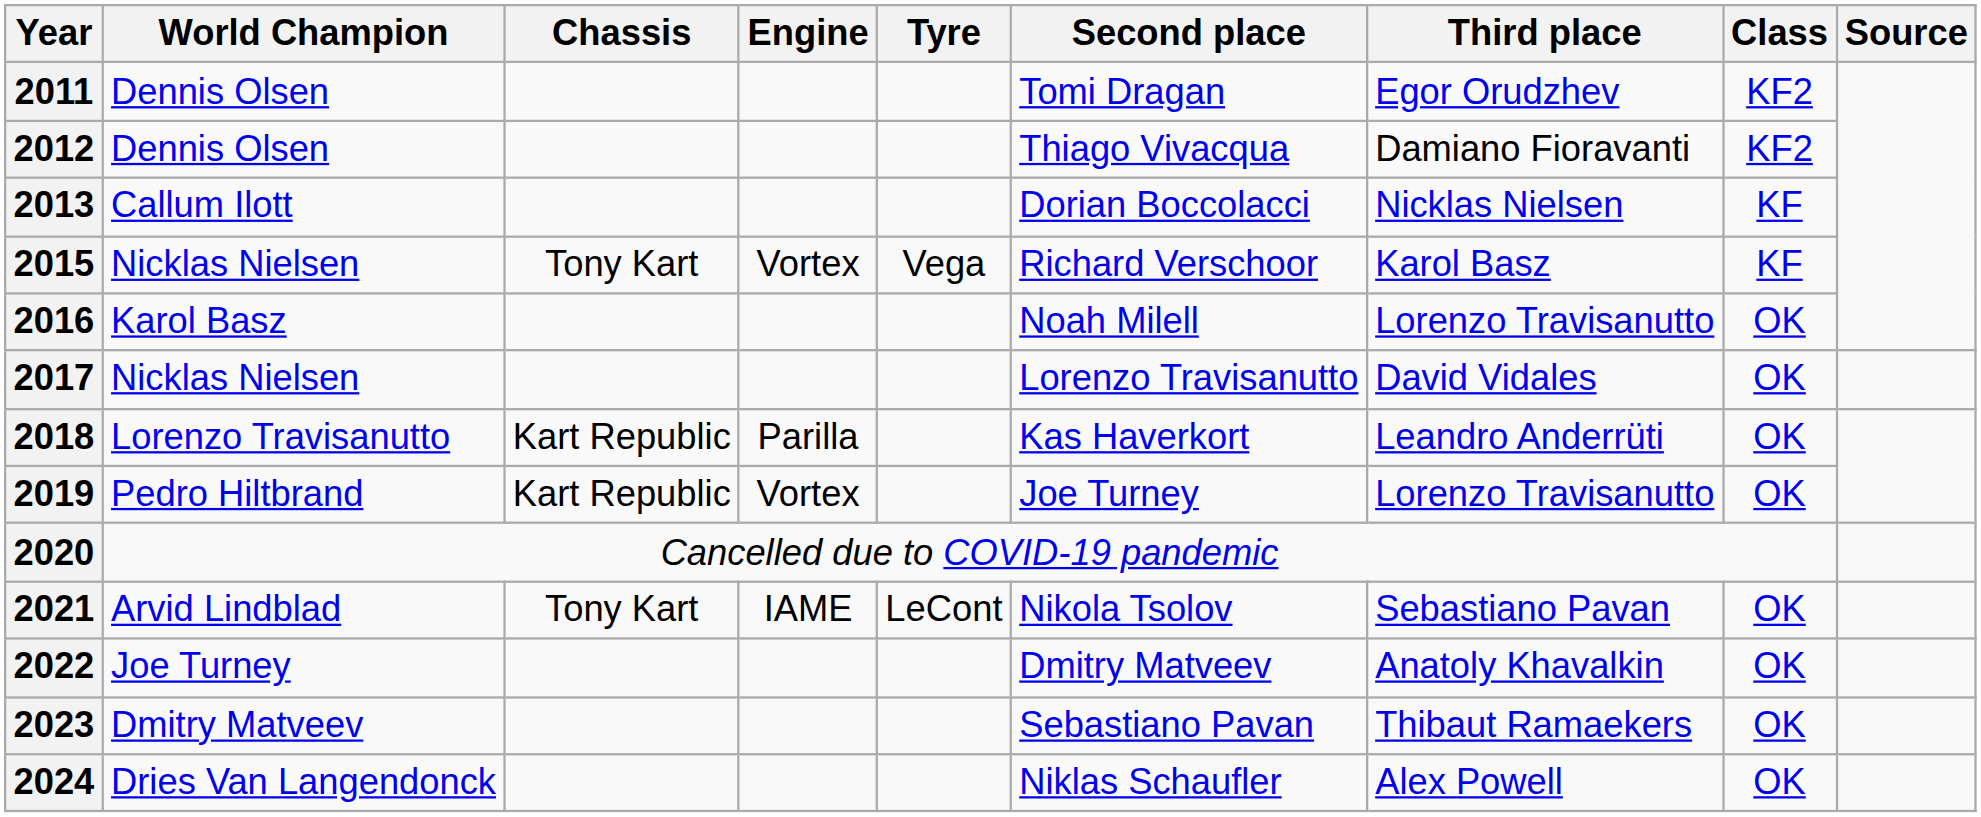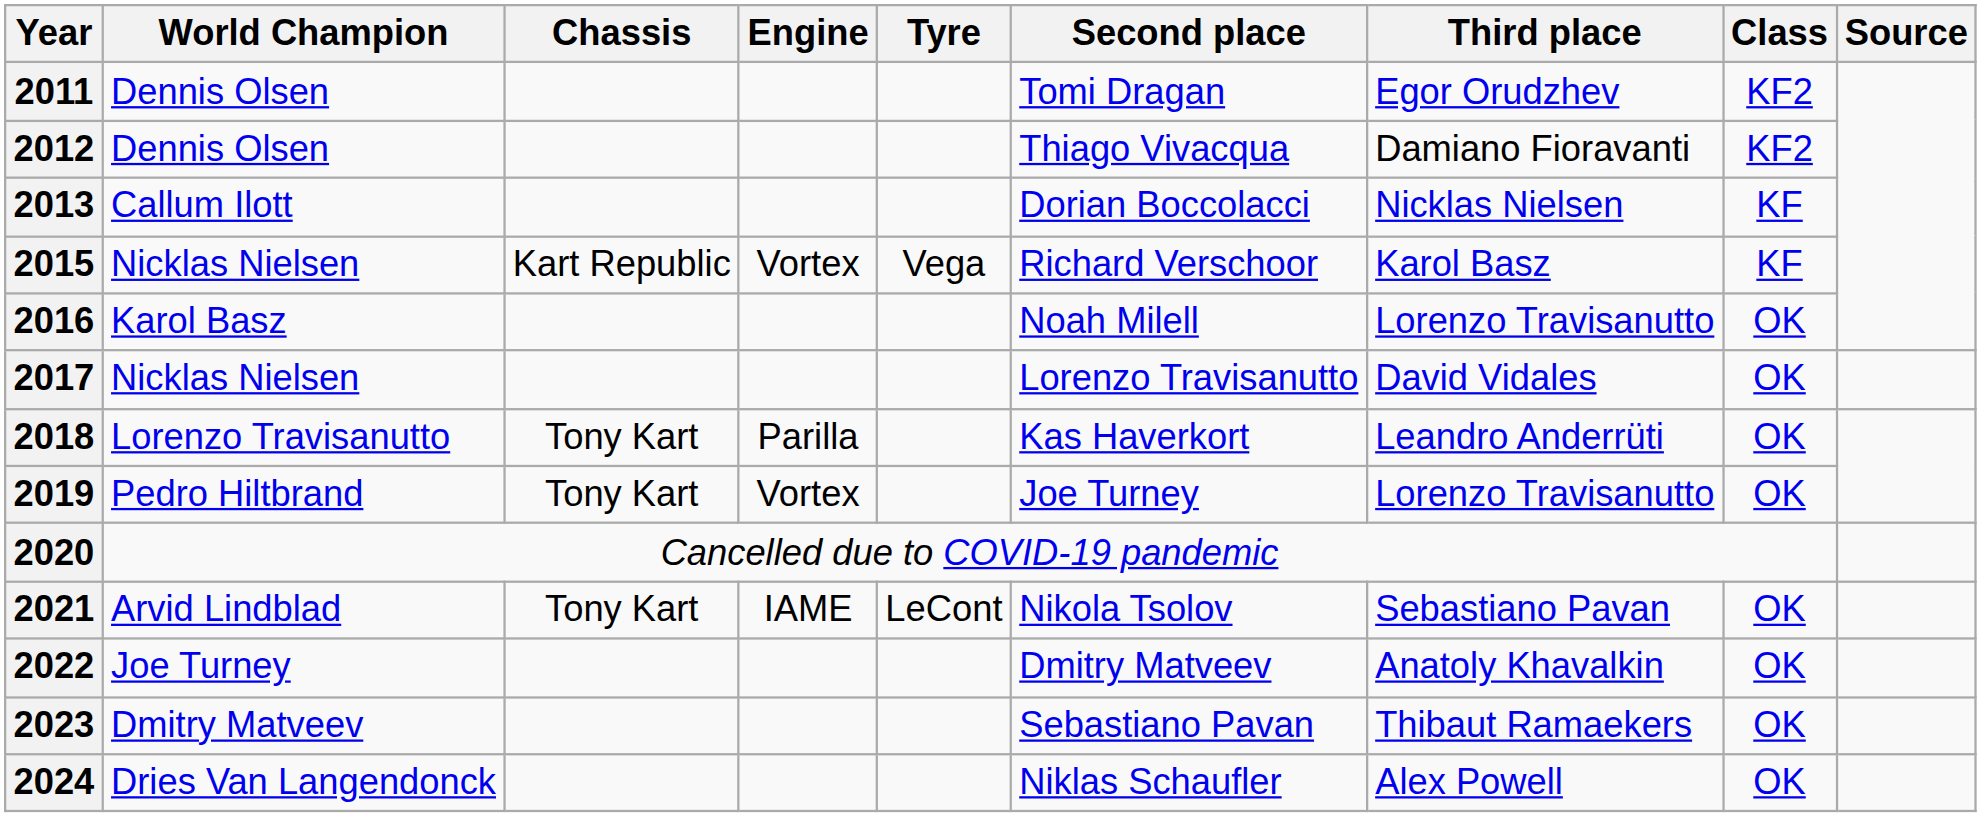(622, 263) Tony Kart -> (622, 263) Kart Republic
(622, 436) Kart Republic -> (622, 436) Tony Kart
(622, 494) Kart Republic -> (622, 494) Tony Kart
